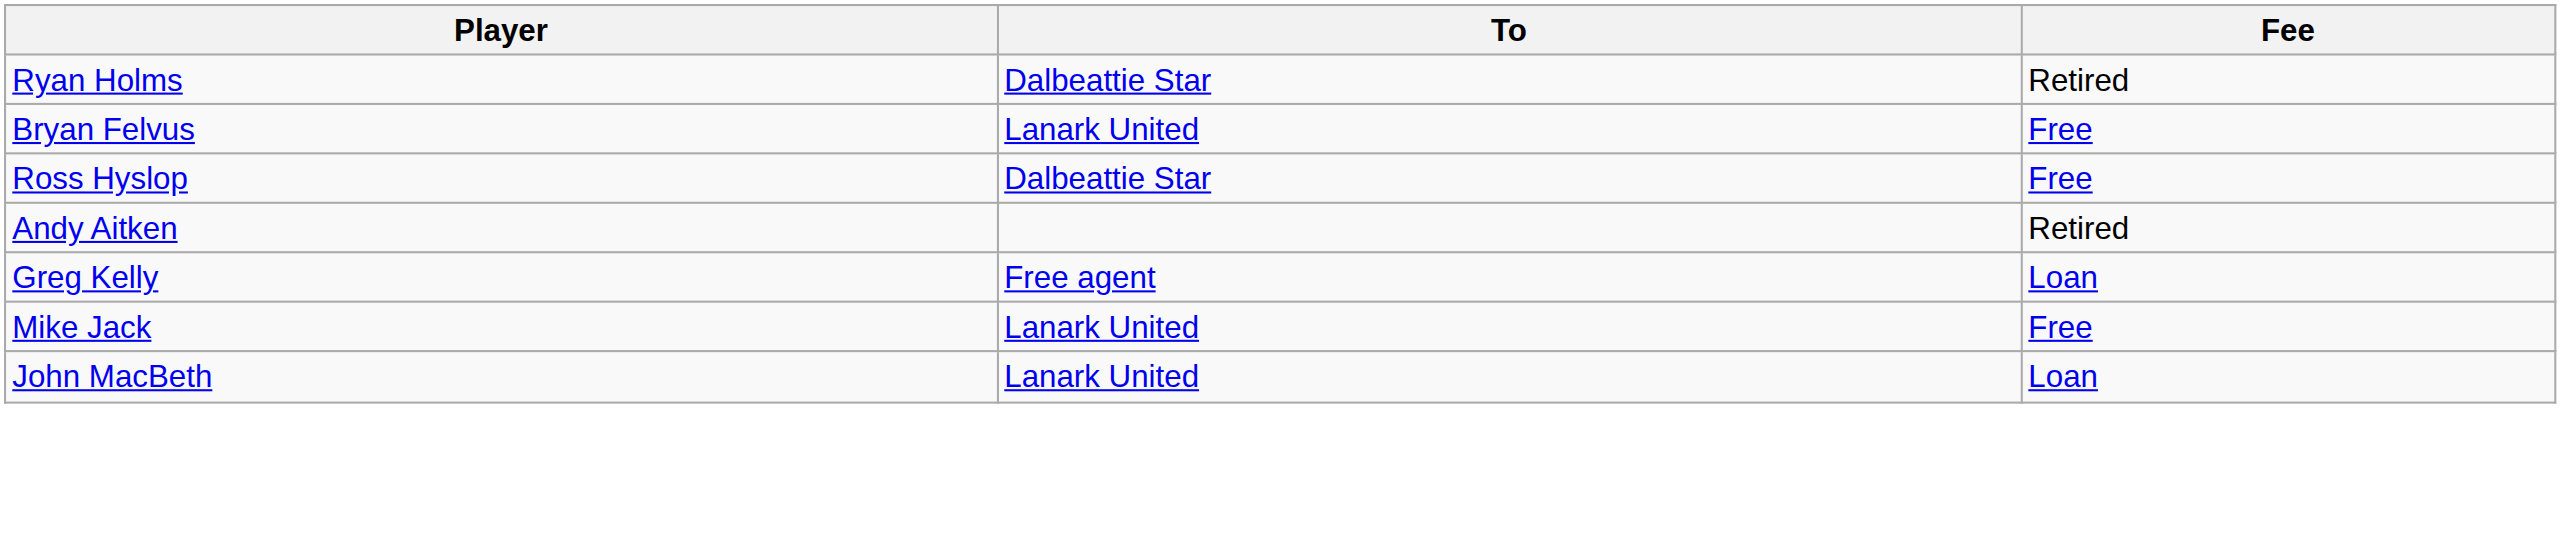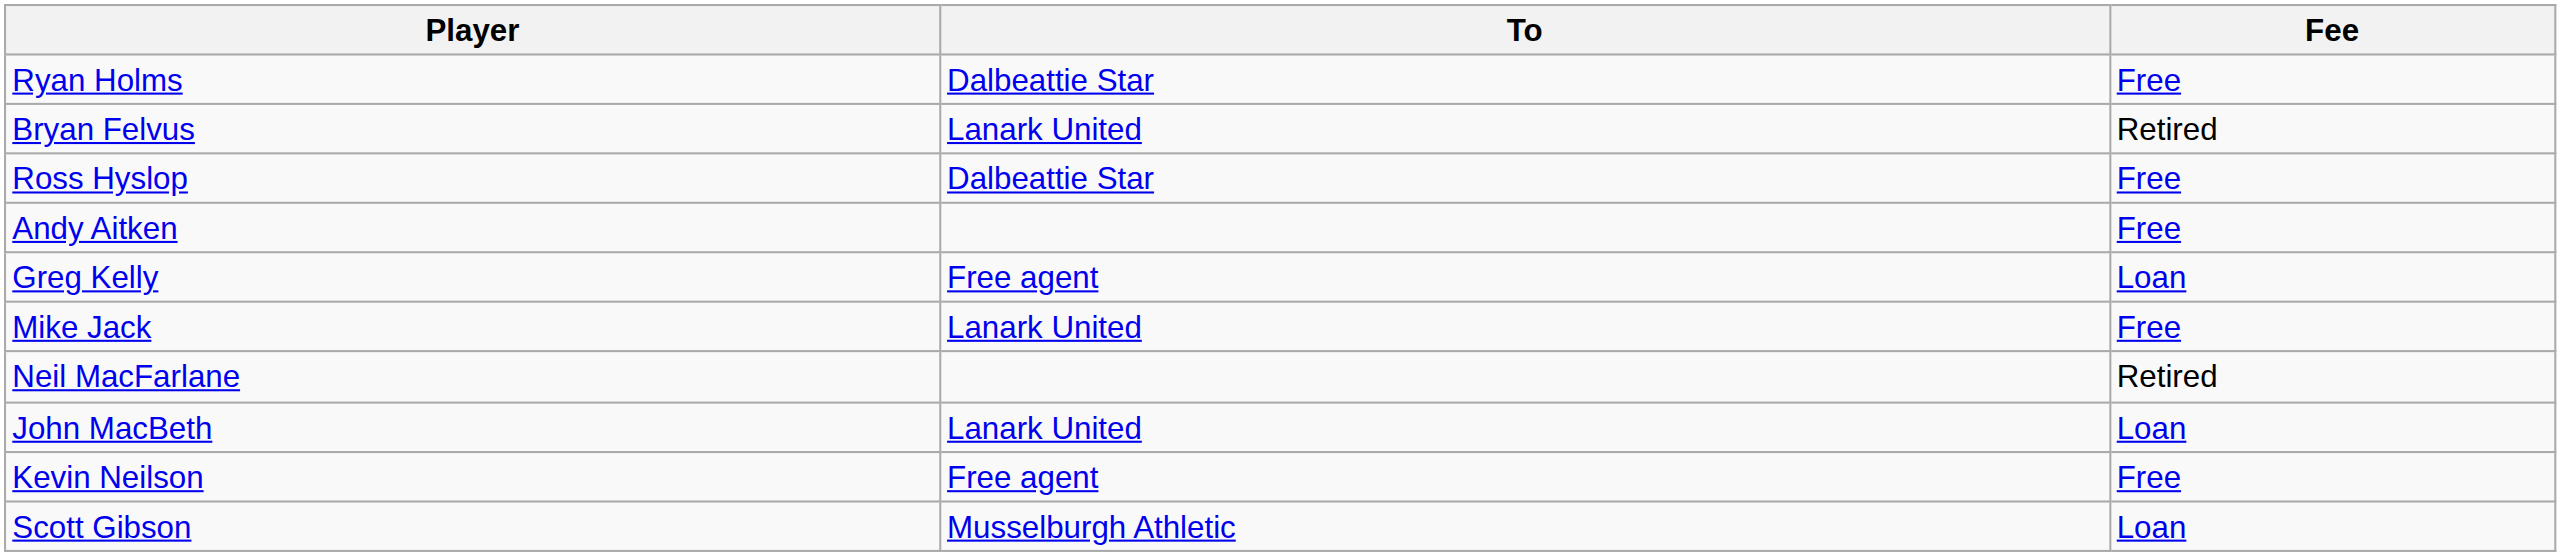(2079, 80) Retired -> (2149, 80) Free
(2061, 129) Free -> (2167, 129) Retired
(2079, 228) Retired -> (2149, 228) Free
+ row: (126, 377)
+ row: (108, 476)
+ row: (102, 526)
